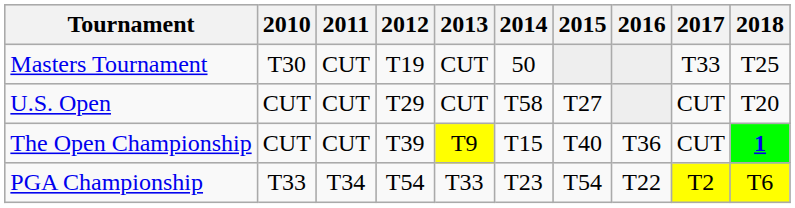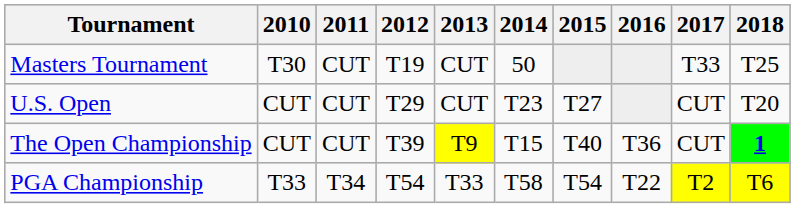(523, 103) T58 -> (523, 103) T23
(523, 182) T23 -> (523, 182) T58
